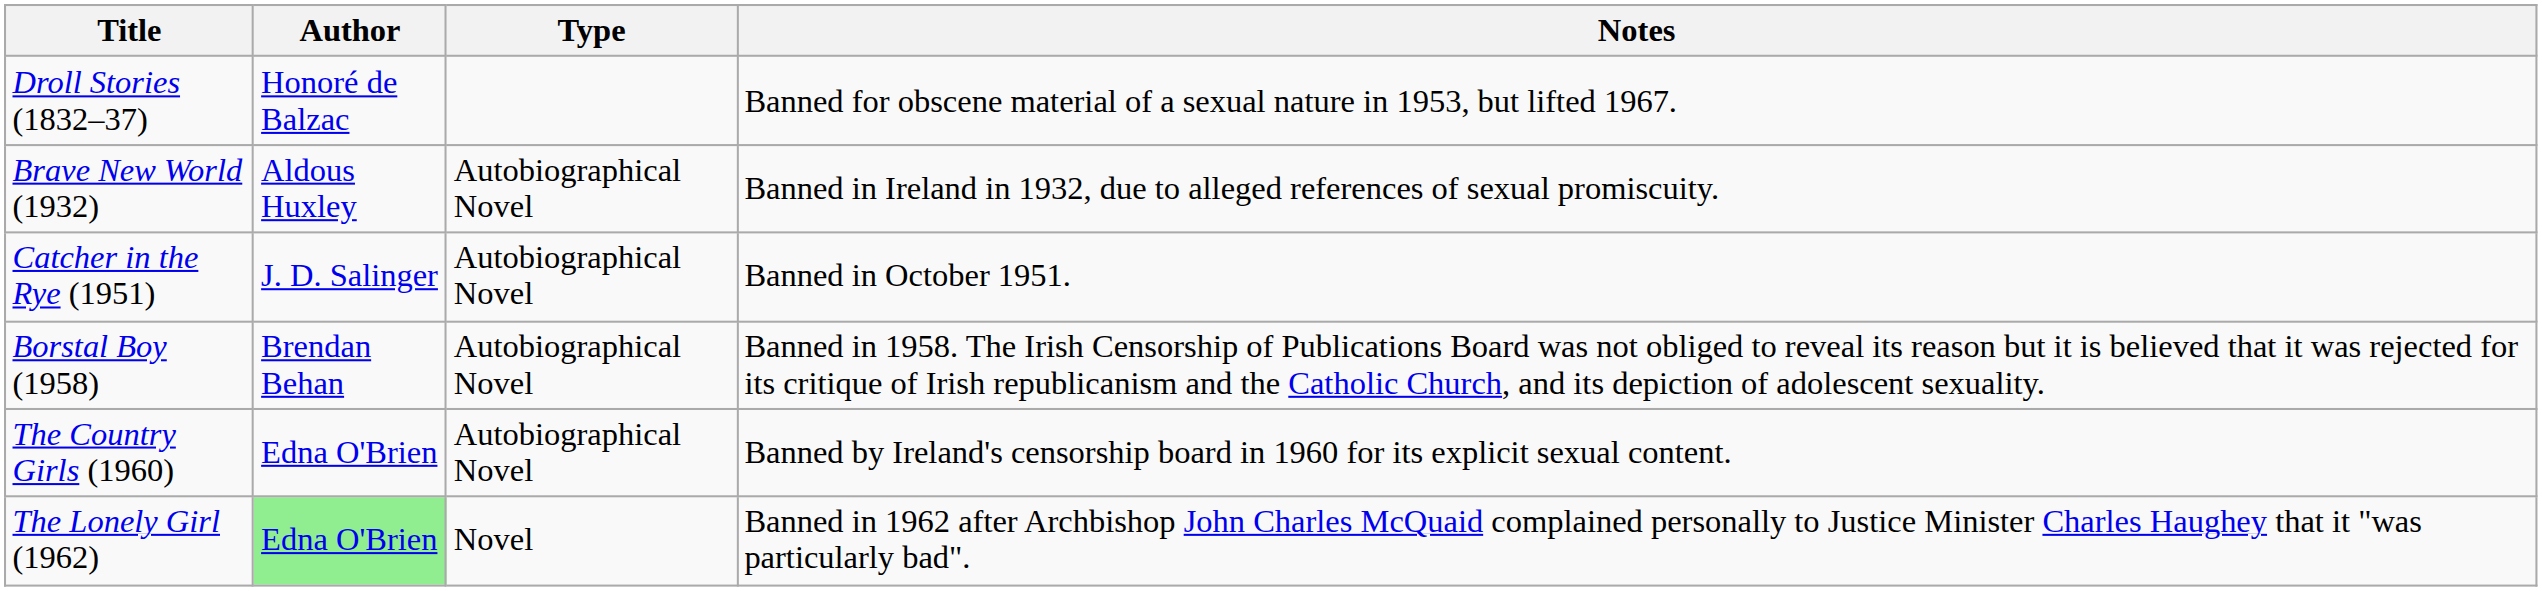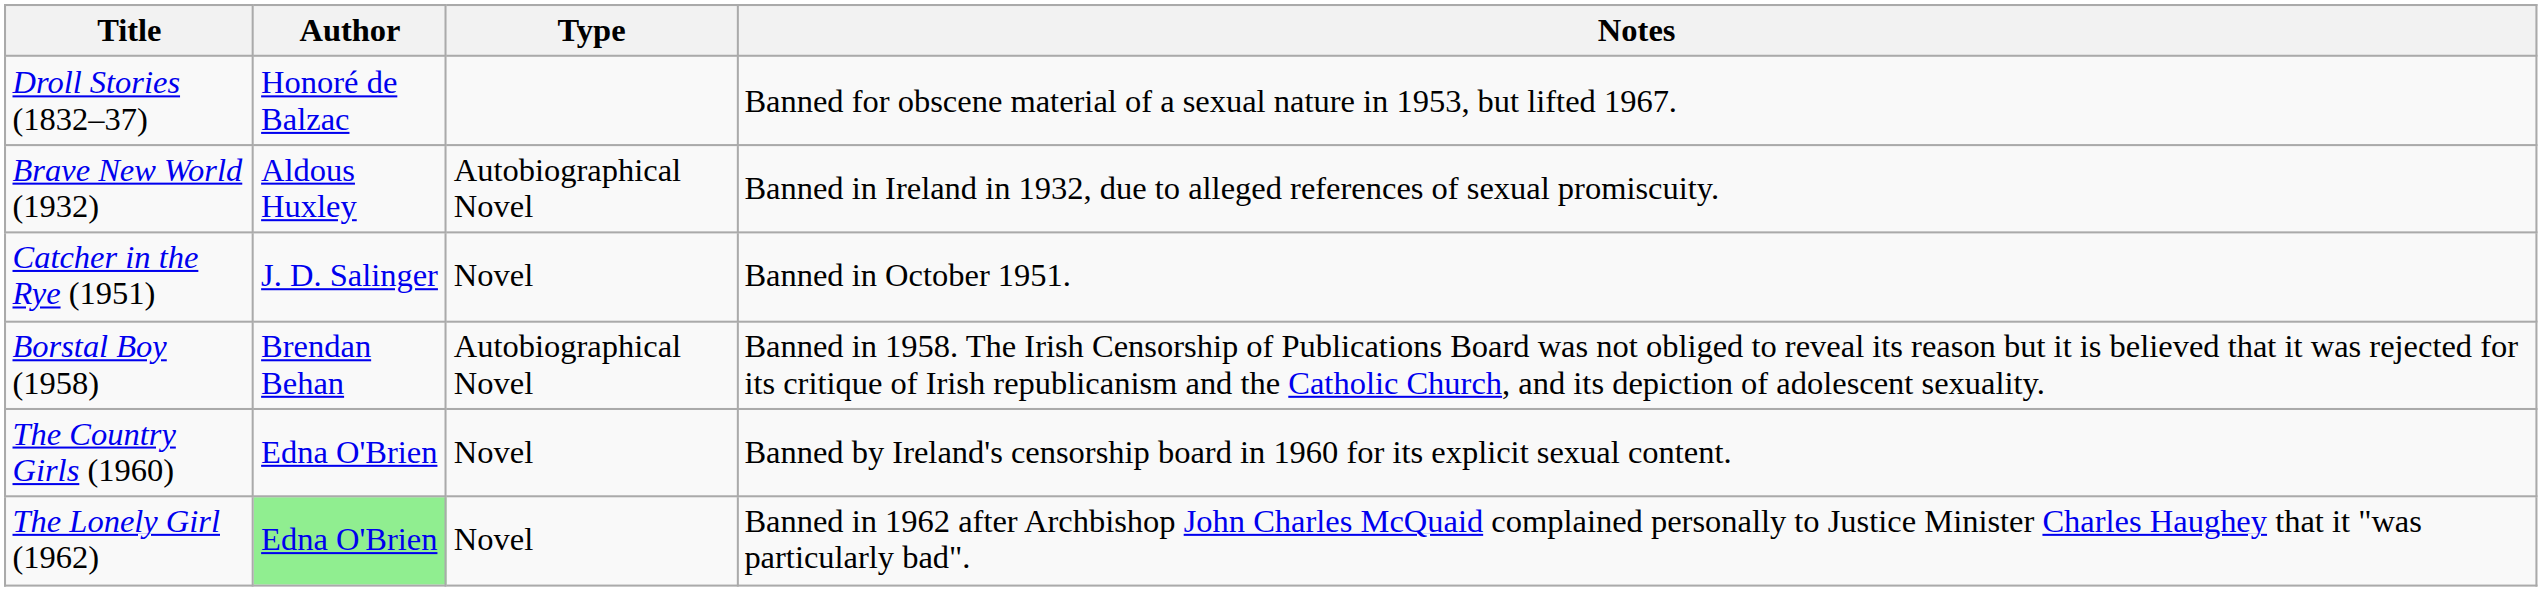(567, 276) Autobiographical Novel -> (493, 276) Novel
(567, 452) Autobiographical Novel -> (493, 452) Novel
